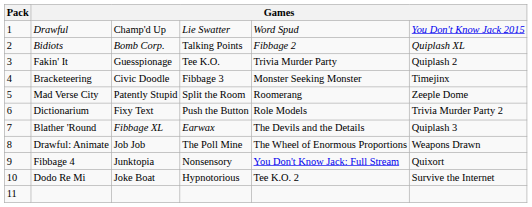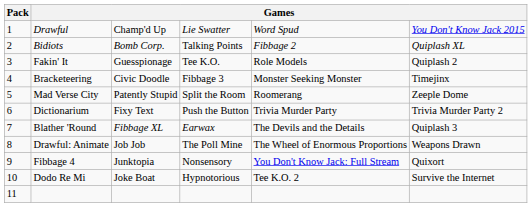(295, 62) Trivia Murder Party -> (280, 62) Role Models
(280, 111) Role Models -> (295, 111) Trivia Murder Party
